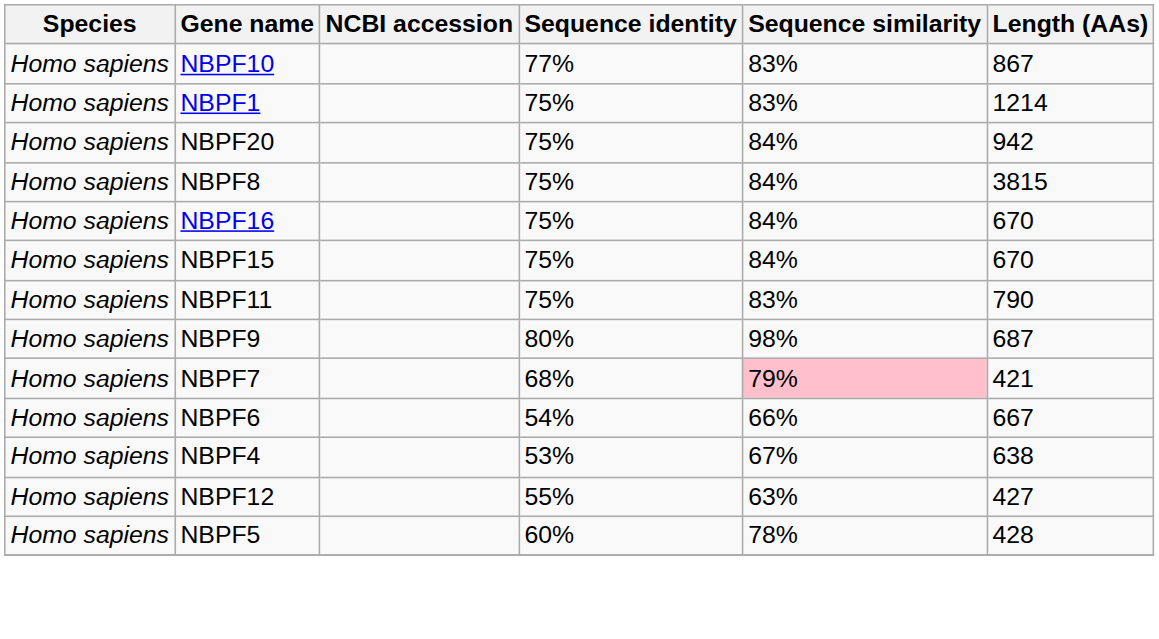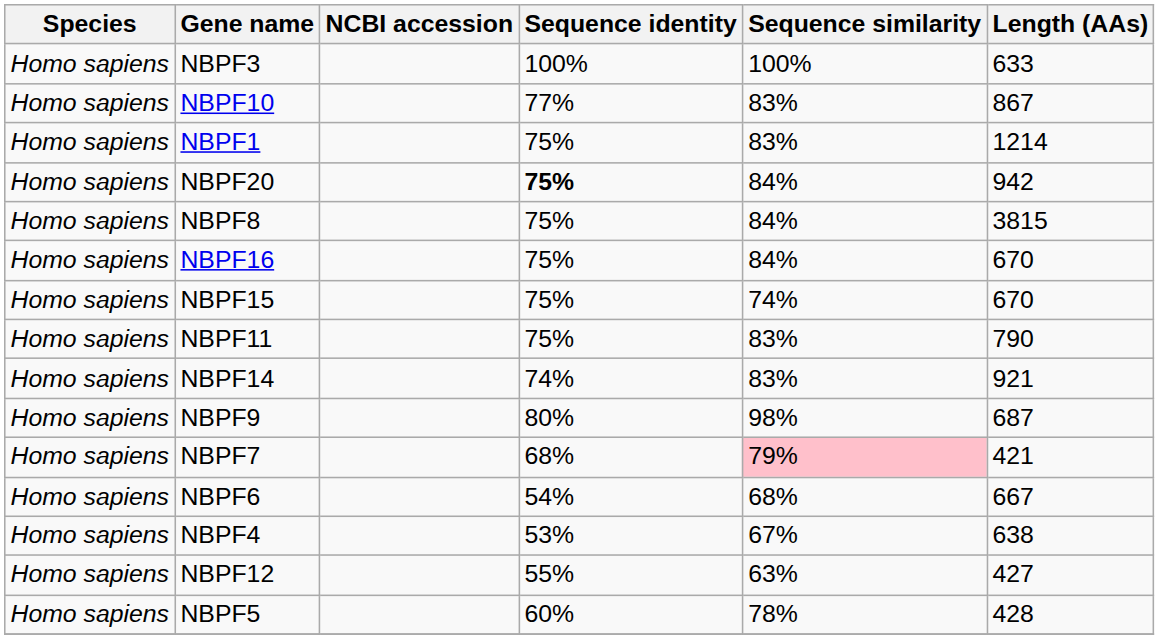+ row: (220, 63)
(549, 142) normal -> (549, 181) bold
(773, 260) 84% -> (773, 299) 74%
+ row: (227, 378)
(773, 417) 66% -> (773, 496) 68%
